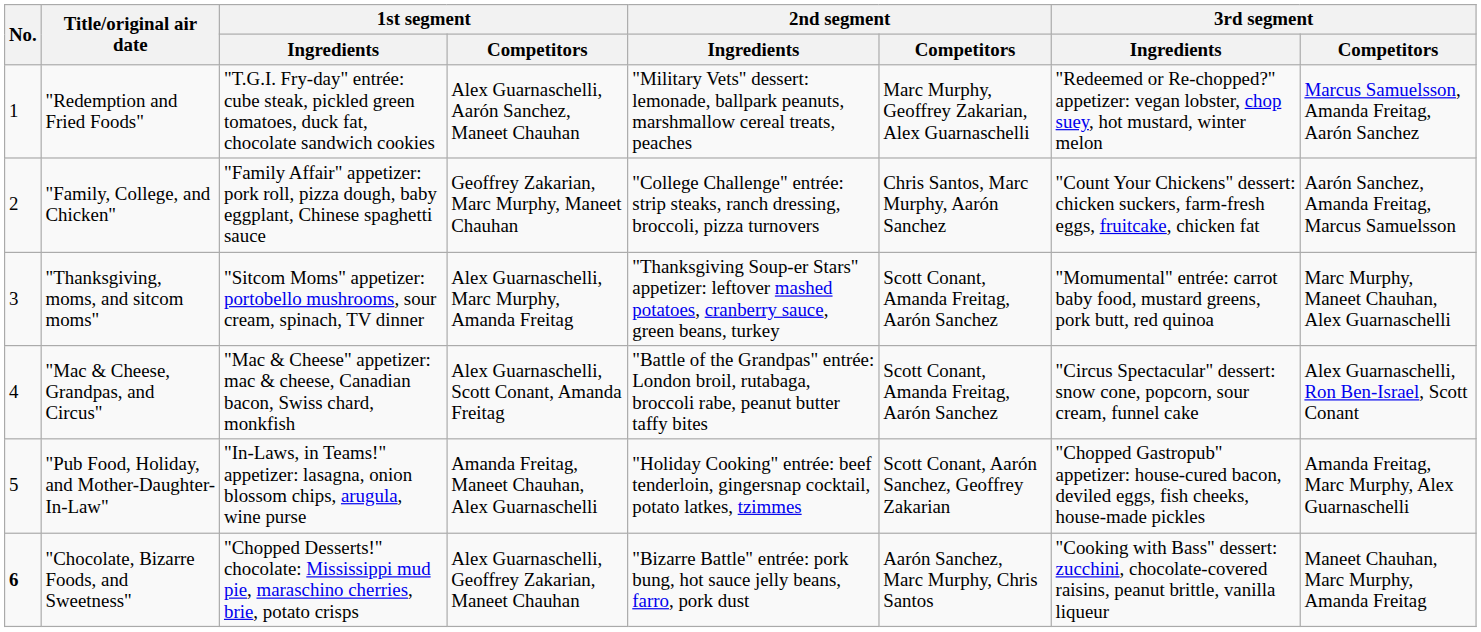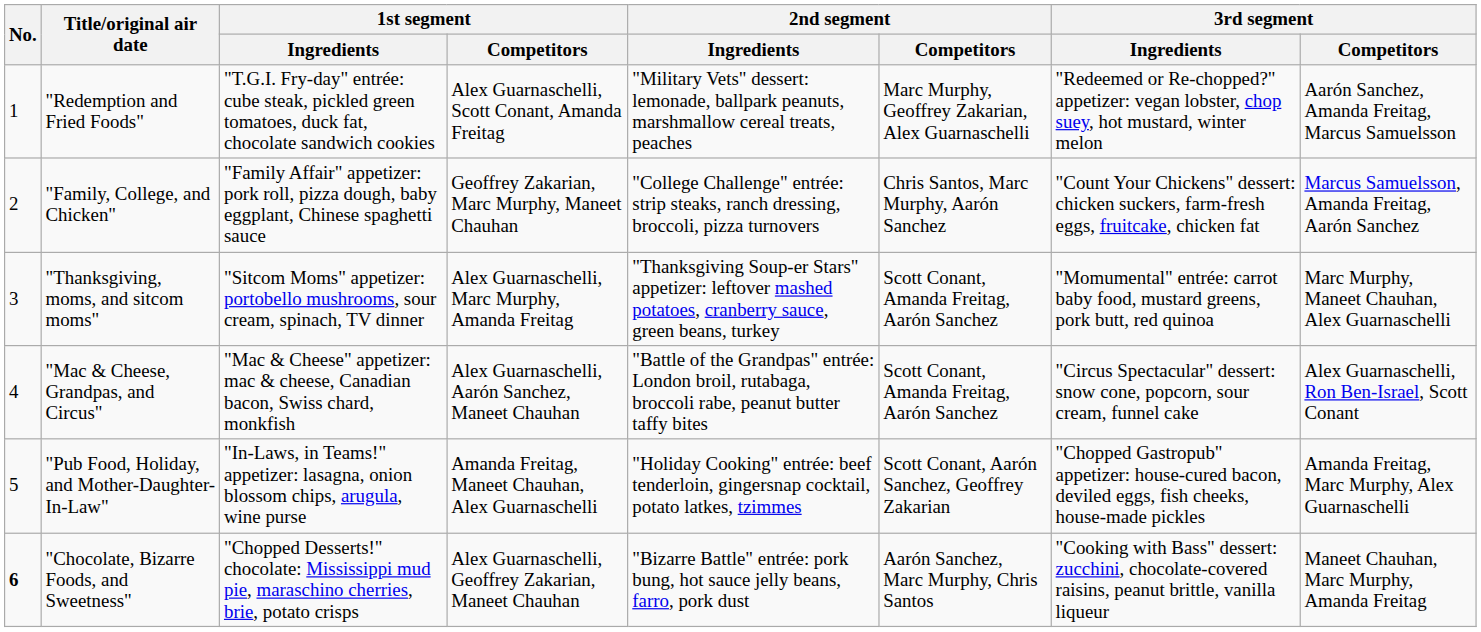(527, 111) Alex Guarnaschelli, Aarón Sanchez, Maneet Chauhan -> (536, 111) Alex Guarnaschelli, Scott Conant, Amanda Freitag
(1383, 111) Marcus Samuelsson, Amanda Freitag, Aarón Sanchez -> (1380, 111) Aarón Sanchez, Amanda Freitag, Marcus Samuelsson
(1380, 204) Aarón Sanchez, Amanda Freitag, Marcus Samuelsson -> (1383, 204) Marcus Samuelsson, Amanda Freitag, Aarón Sanchez
(536, 392) Alex Guarnaschelli, Scott Conant, Amanda Freitag -> (527, 392) Alex Guarnaschelli, Aarón Sanchez, Maneet Chauhan
